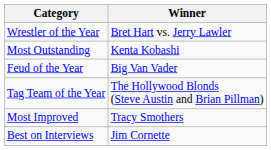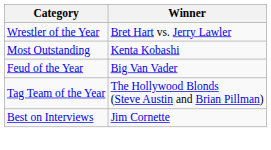- row: (43, 117)
